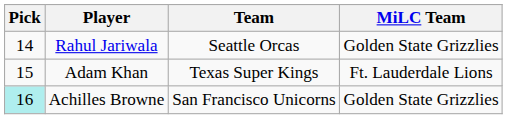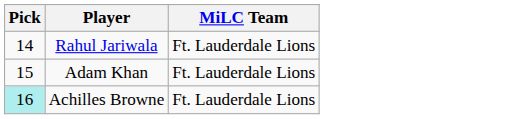- column: (254, 18)
(421, 45) Golden State Grizzlies -> (244, 45) Ft. Lauderdale Lions
(421, 99) Golden State Grizzlies -> (244, 99) Ft. Lauderdale Lions
